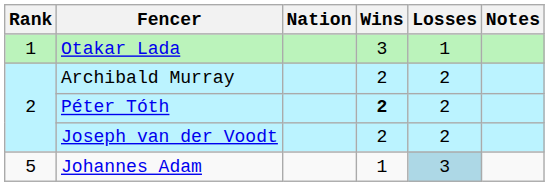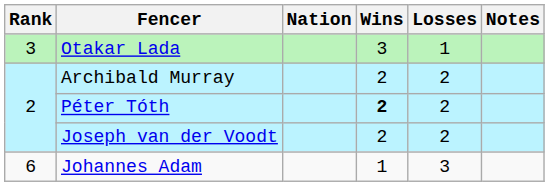(31, 49) 1 -> (31, 49) 3
(31, 167) 5 -> (31, 167) 6
(445, 167) lightblue background -> (445, 167) no background
